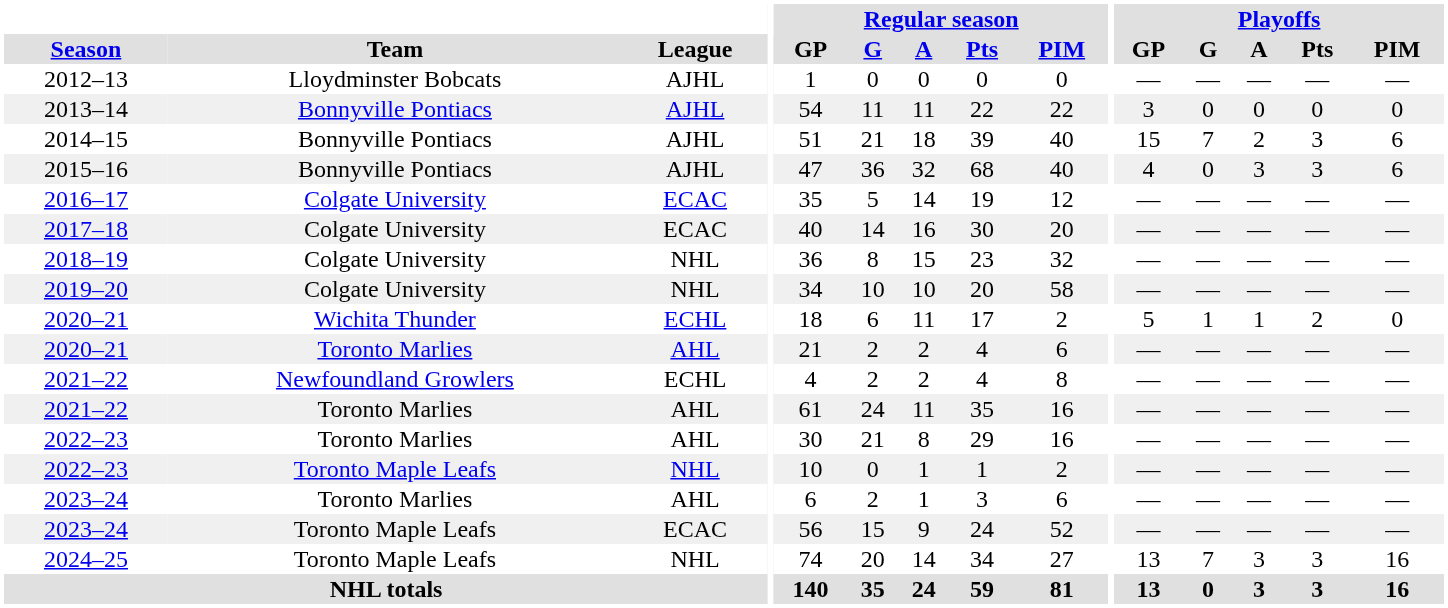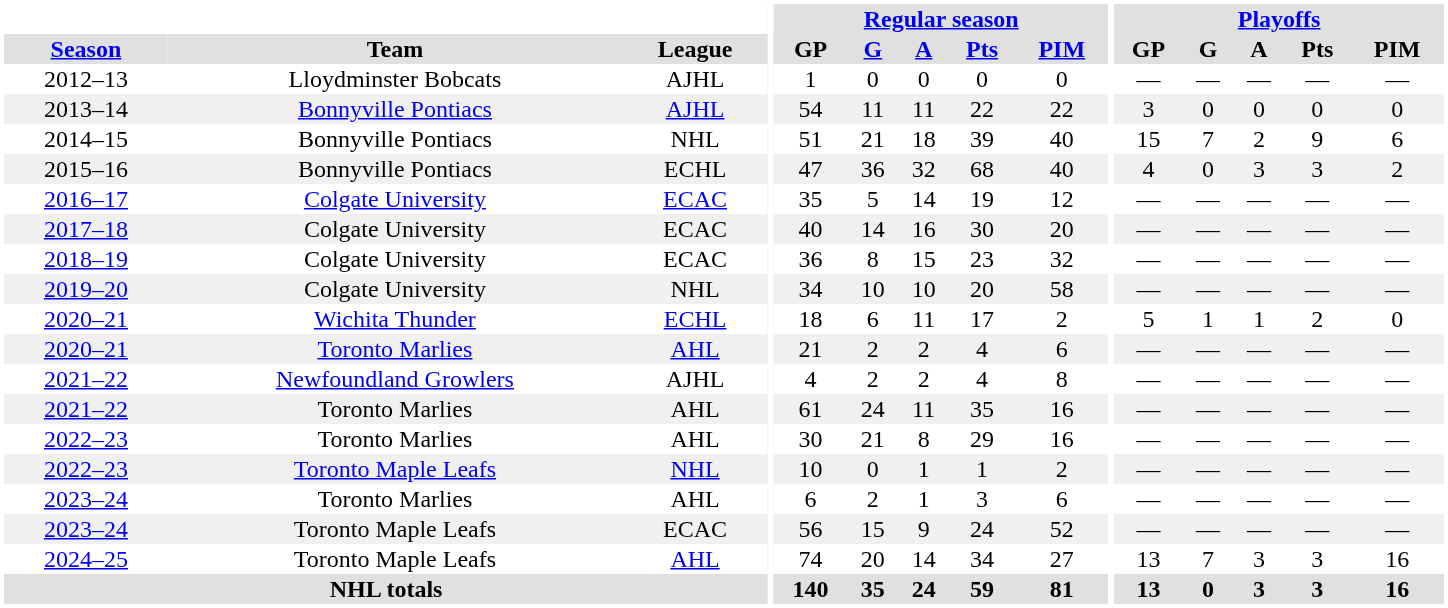(695, 138) AJHL -> (695, 138) NHL
(1317, 138) 3 -> (1317, 138) 9
(695, 168) AJHL -> (695, 168) ECHL
(1397, 168) 6 -> (1397, 168) 2
(695, 258) NHL -> (695, 258) ECAC
(695, 378) ECHL -> (695, 378) AJHL
(695, 558) NHL -> (695, 558) AHL
